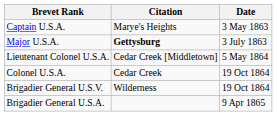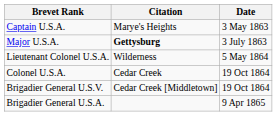(166, 57) Cedar Creek [Middletown] -> (135, 57) Wilderness
(135, 88) Wilderness -> (166, 88) Cedar Creek [Middletown]
